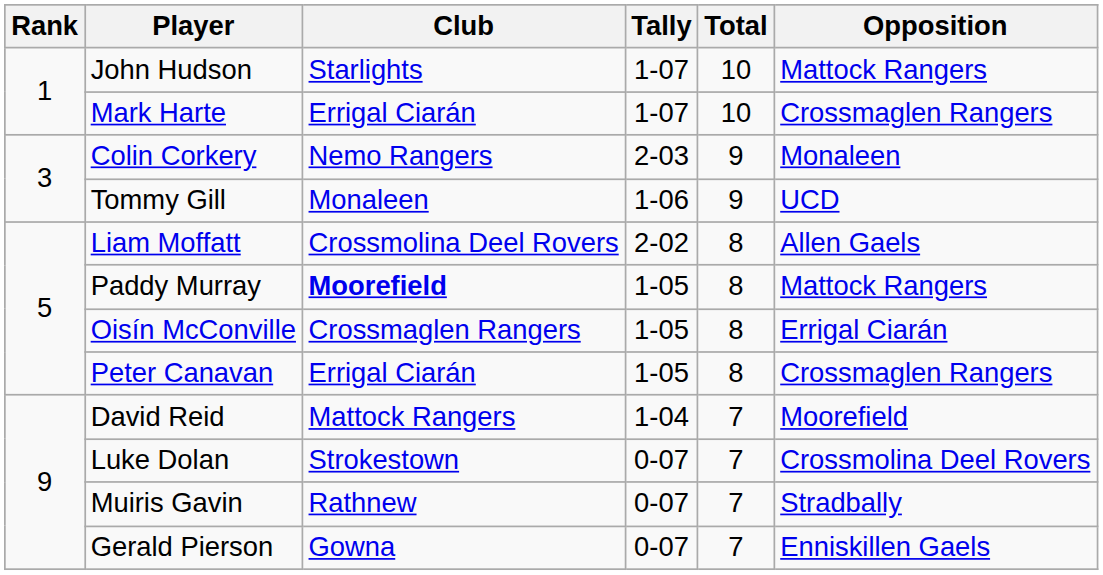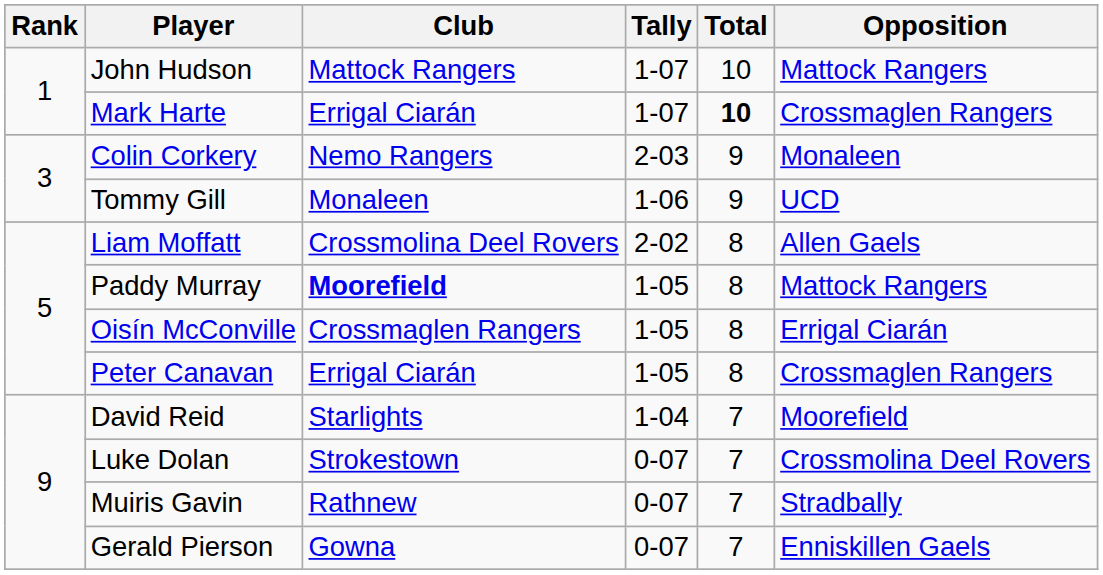(366, 69) Starlights -> (412, 69) Mattock Rangers
(736, 112) normal -> (736, 112) bold
(412, 416) Mattock Rangers -> (366, 416) Starlights
